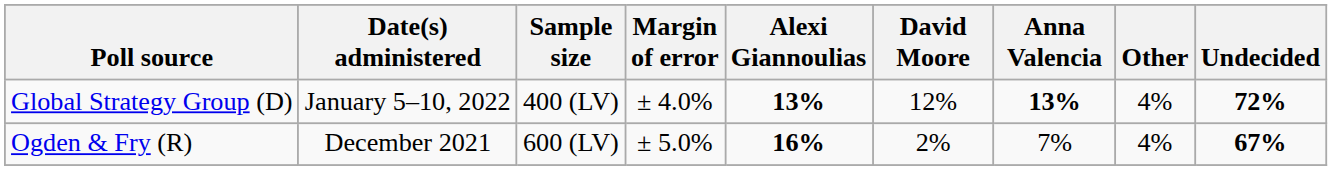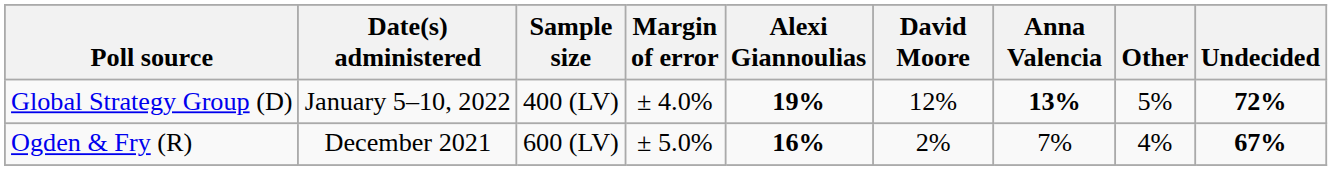(799, 100) 13% -> (799, 100) 19%
(1155, 100) 4% -> (1155, 100) 5%
